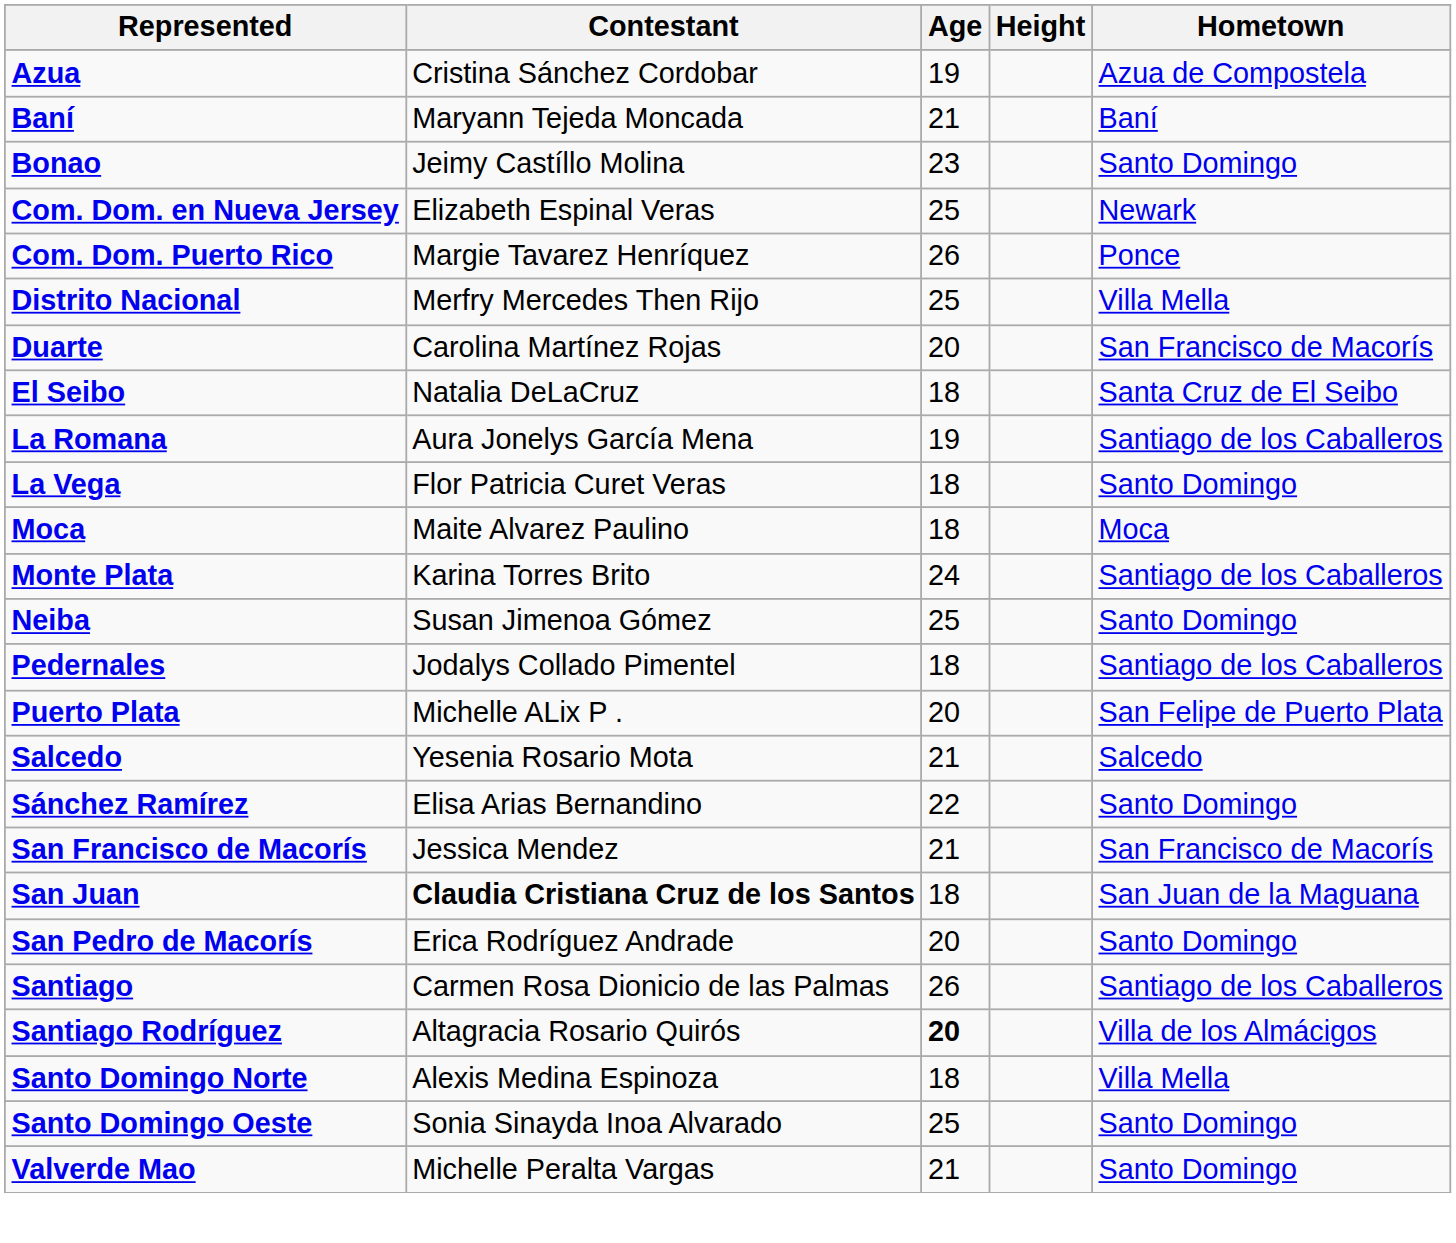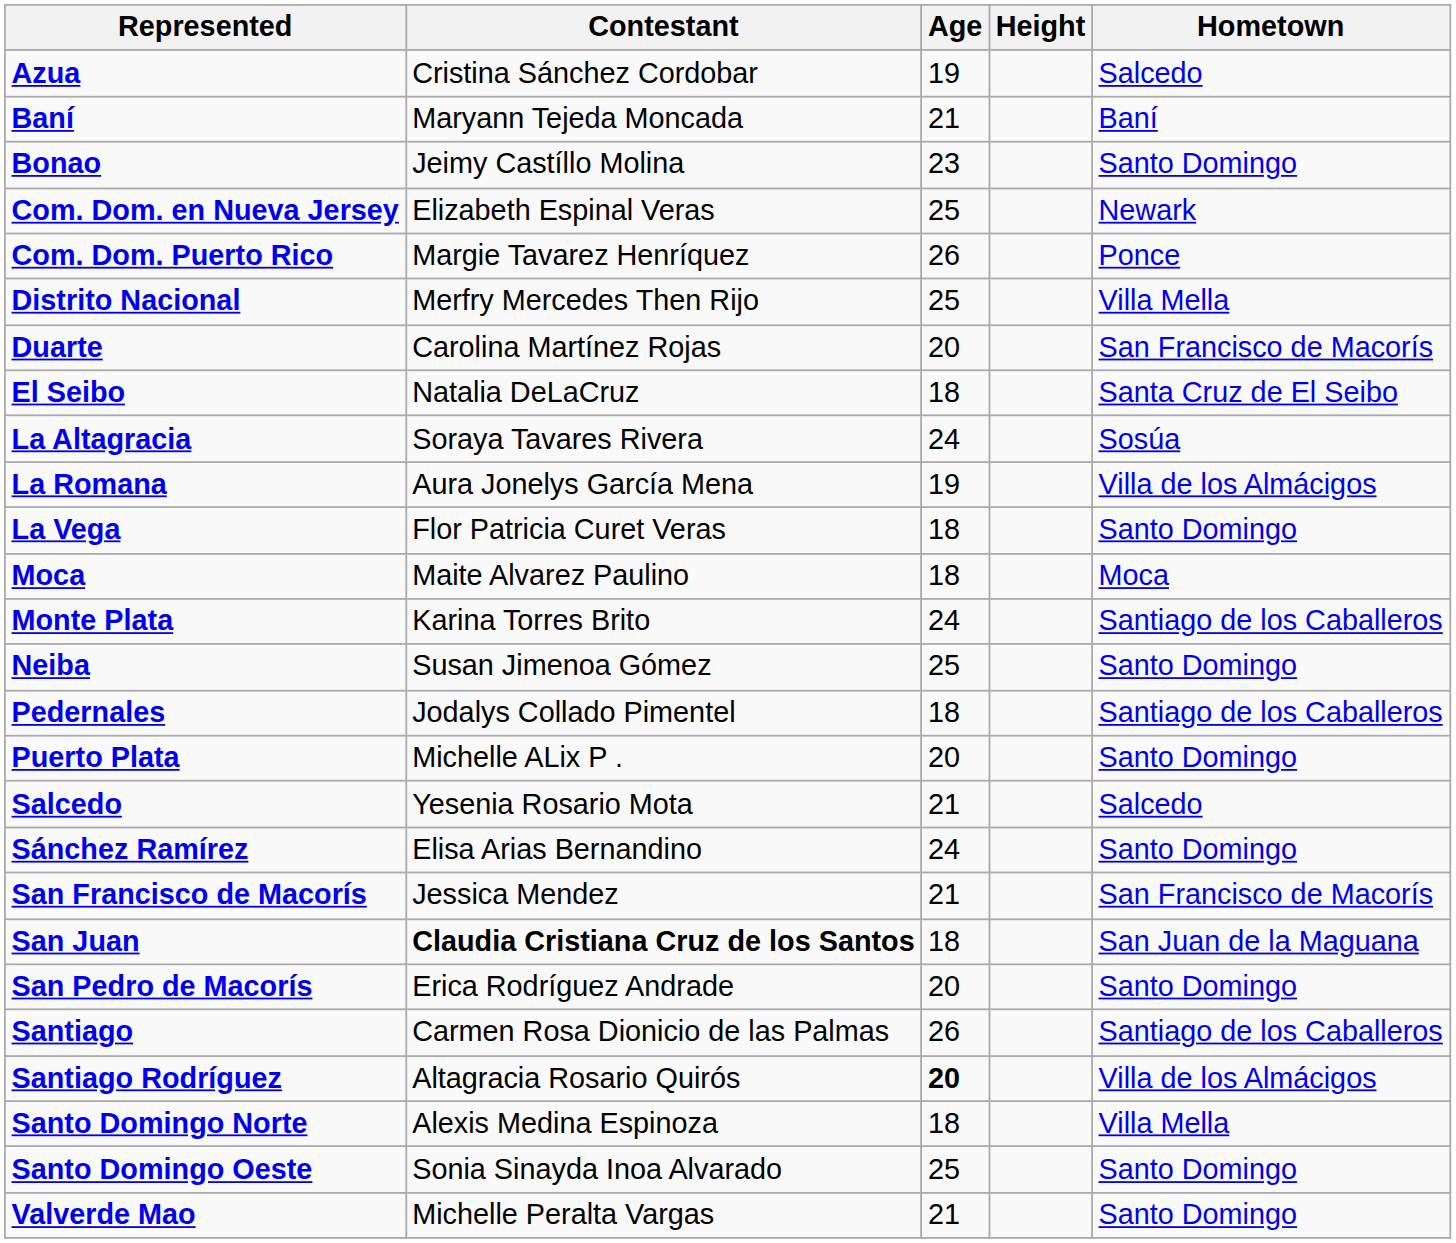(1232, 73) Azua de Compostela -> (1151, 73) Salcedo
+ row: (101, 438)
(1271, 438) Santiago de los Caballeros -> (1238, 484) Villa de los Almácigos
(1271, 712) San Felipe de Puerto Plata -> (1198, 758) Santo Domingo
(944, 803) 22 -> (944, 849) 24
